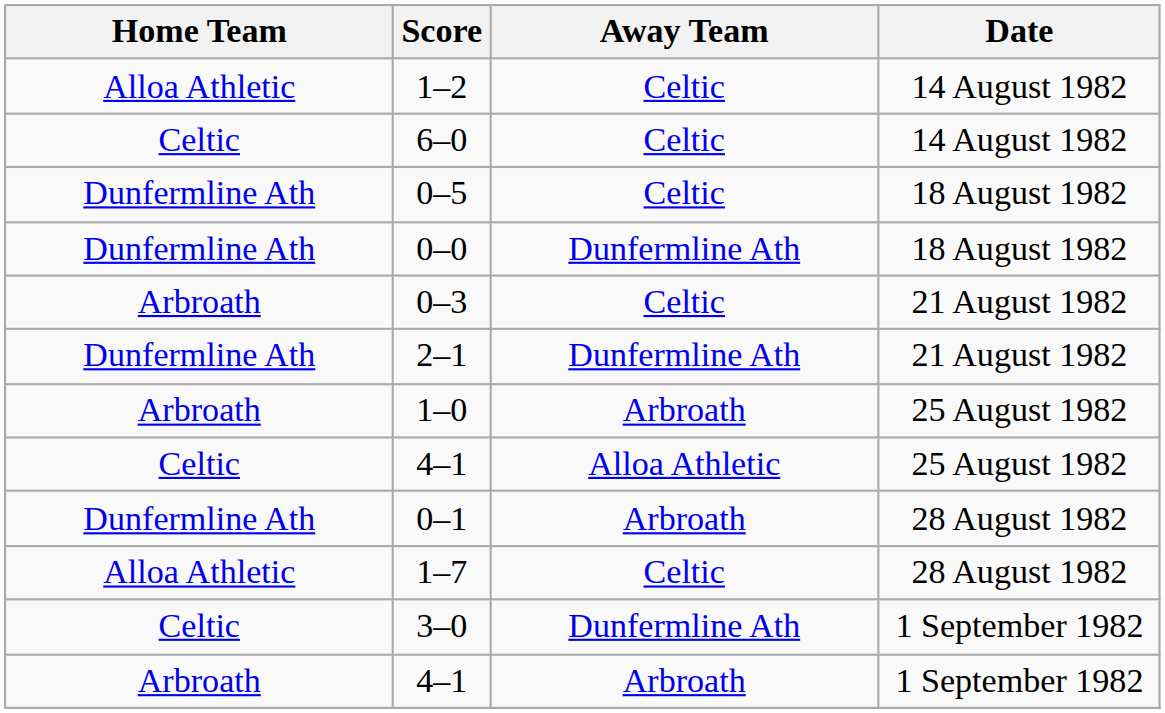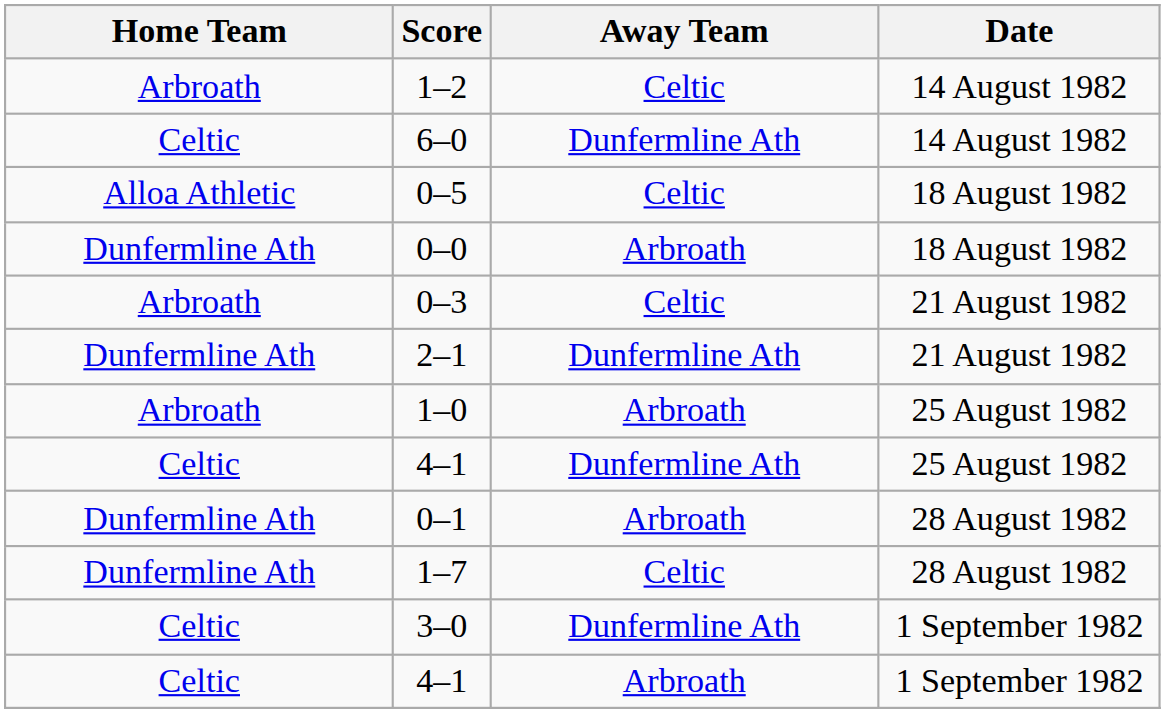(199, 85) Alloa Athletic -> (199, 85) Arbroath
(684, 139) Celtic -> (684, 139) Dunfermline Ath
(199, 193) Dunfermline Ath -> (199, 193) Alloa Athletic
(684, 247) Dunfermline Ath -> (684, 247) Arbroath
(684, 463) Alloa Athletic -> (684, 463) Dunfermline Ath
(199, 572) Alloa Athletic -> (199, 572) Dunfermline Ath
(199, 680) Arbroath -> (199, 680) Celtic
